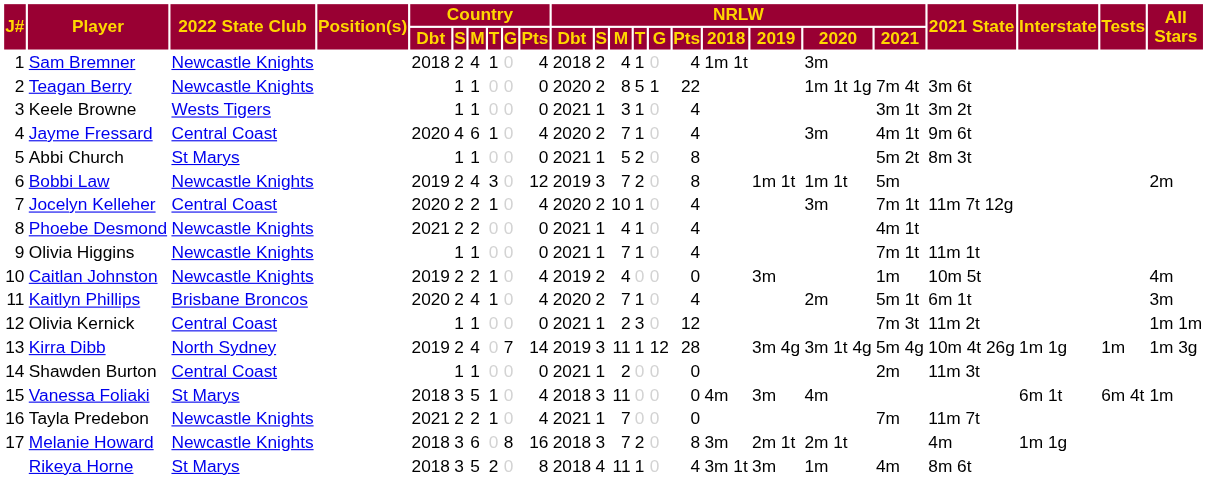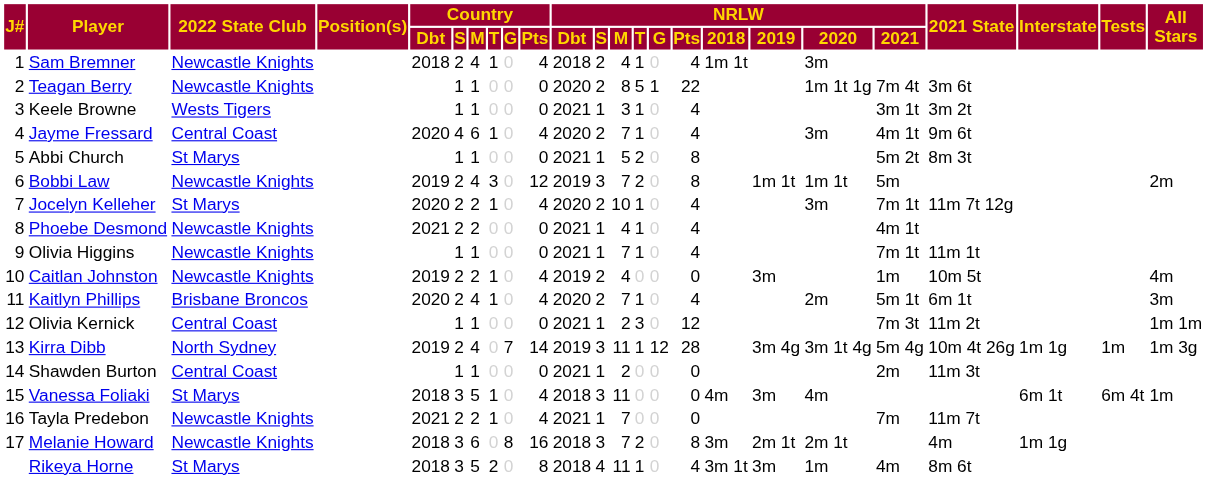(224, 205) Central Coast -> (206, 205) St Marys
